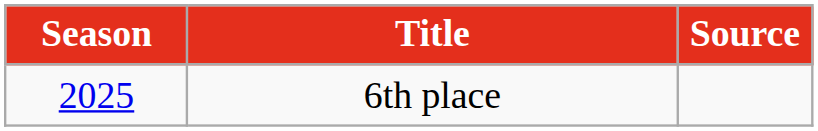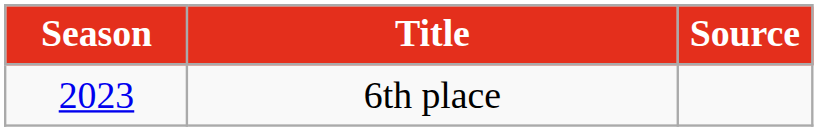(96, 94) 2025 -> (96, 94) 2023
